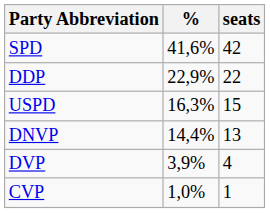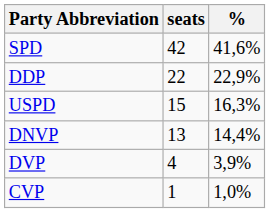columns swapped: (191, 18) <-> (242, 18)
